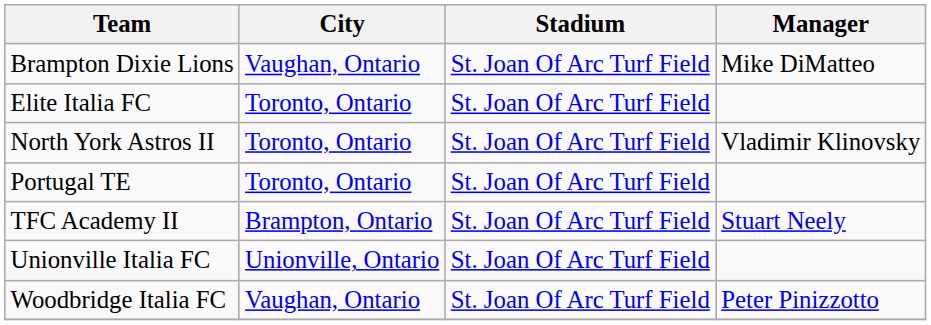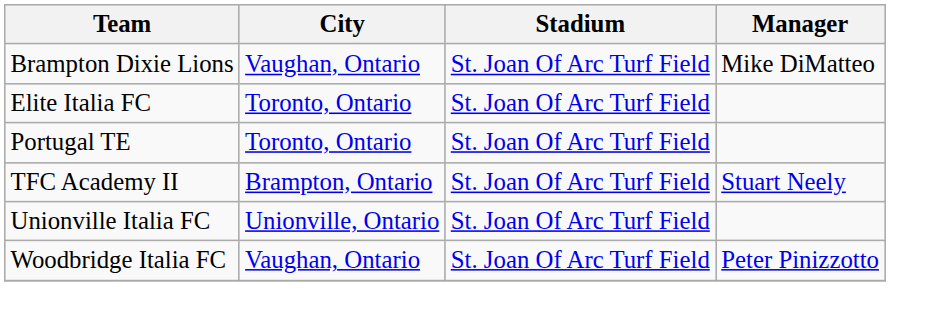- row: (112, 142)
